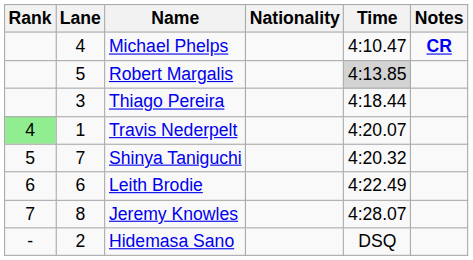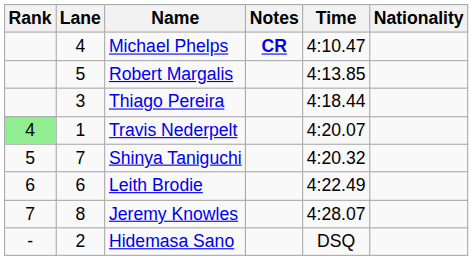columns swapped: (295, 18) <-> (439, 18)
(377, 74) lightgrey background -> (336, 74) no background
